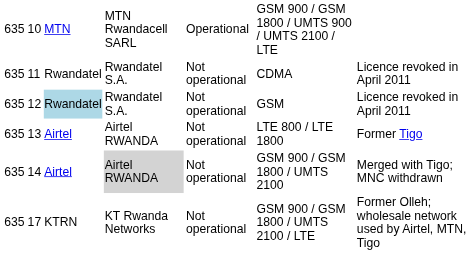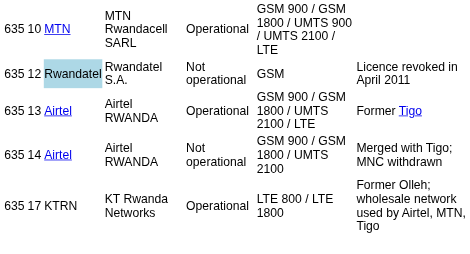- row: (34, 73)
(216, 134) Not operational -> (218, 111) Operational
(295, 134) LTE 800 / LTE 1800 -> (301, 111) GSM 900 / GSM 1800 / UMTS 2100 / LTE
(131, 171) lightgrey background -> (131, 155) no background
(216, 222) Not operational -> (218, 206) Operational
(301, 222) GSM 900 / GSM 1800 / UMTS 2100 / LTE -> (295, 206) LTE 800 / LTE 1800
